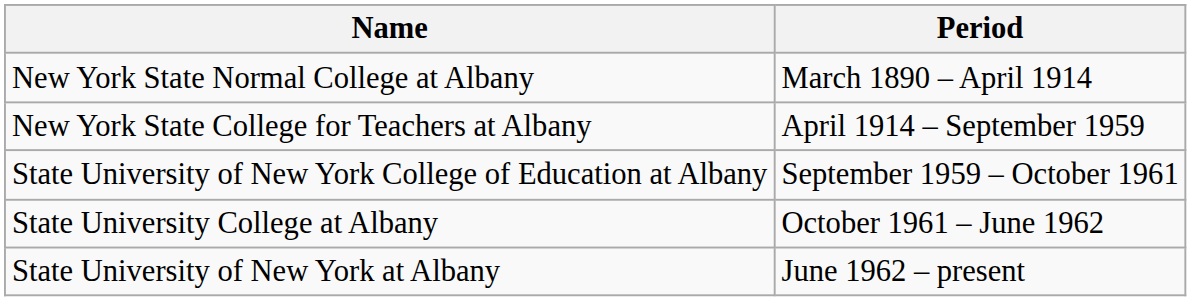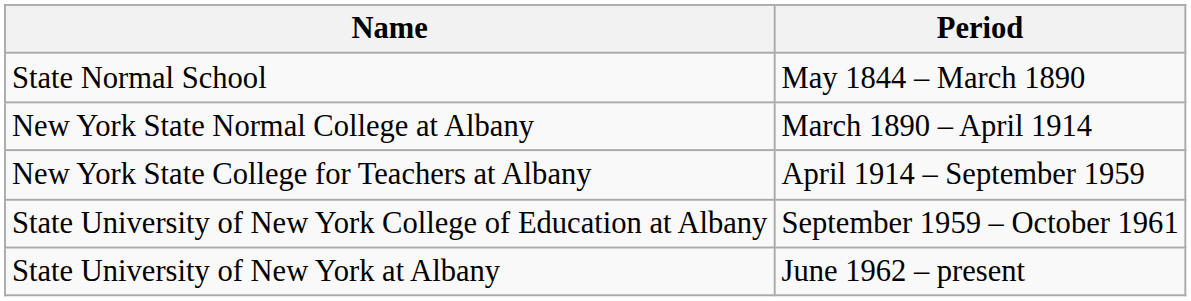+ row: (139, 77)
- row: (225, 222)
